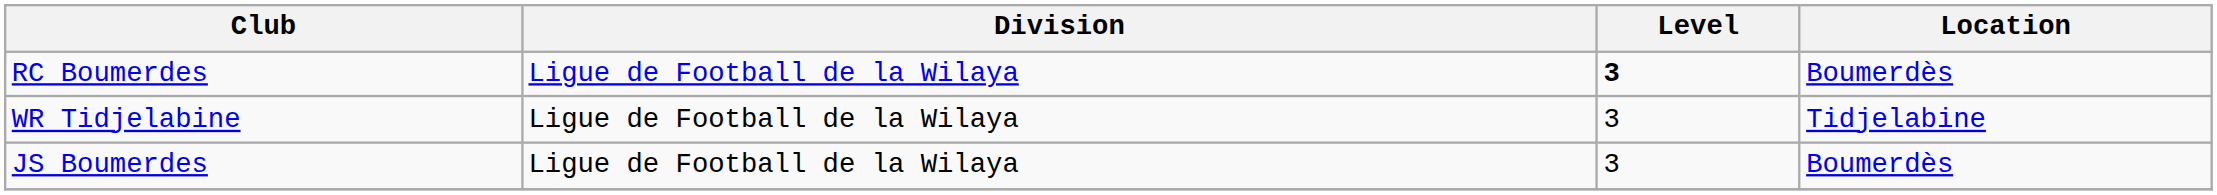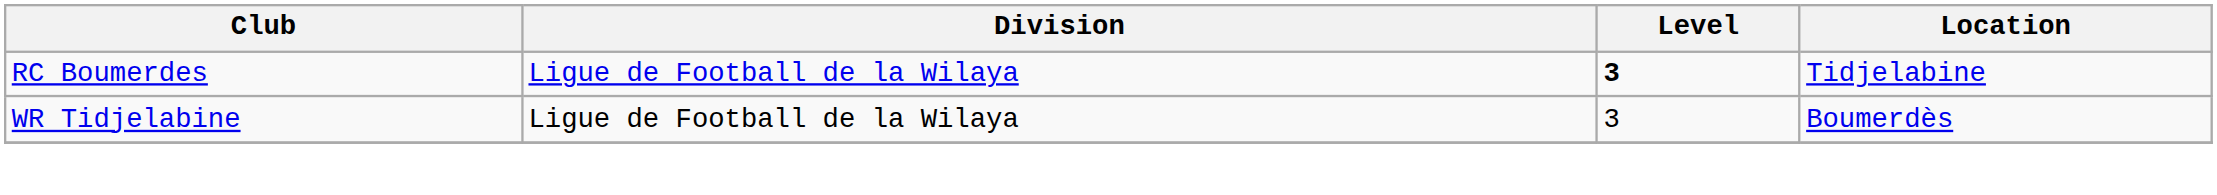(1880, 74) Boumerdès -> (1896, 74) Tidjelabine
(1896, 119) Tidjelabine -> (1880, 119) Boumerdès
- row: (110, 165)
